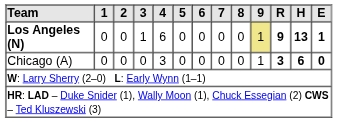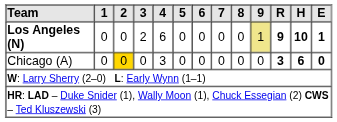(143, 37) 1 -> (143, 37) 2
(301, 37) 13 -> (301, 37) 10
(124, 61) no background -> (124, 61) gold background
(261, 61) 1 -> (261, 61) 0
